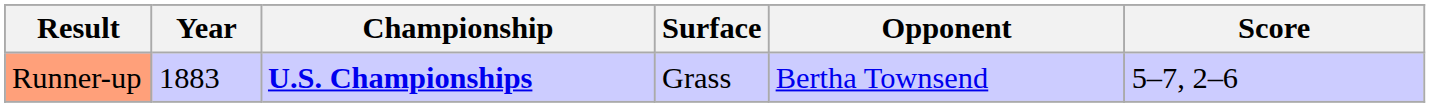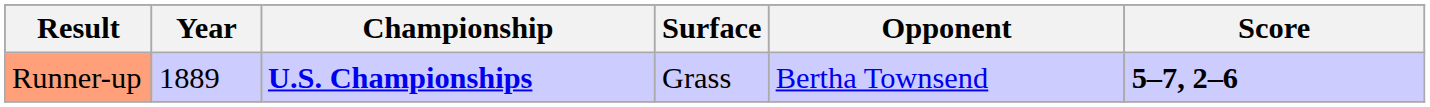(189, 76) 1883 -> (189, 76) 1889
(1185, 76) normal -> (1185, 76) bold
